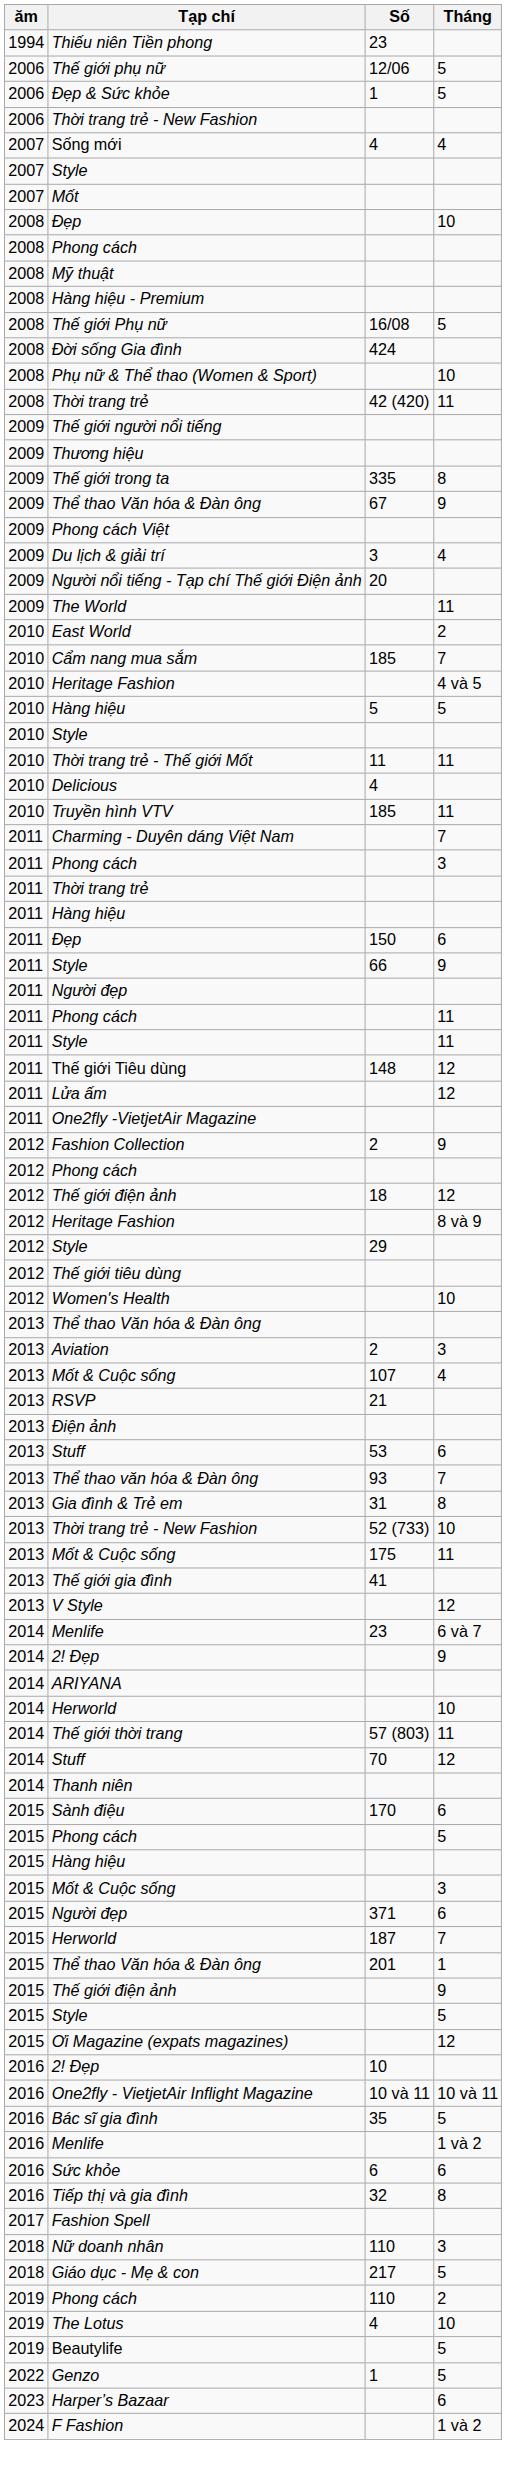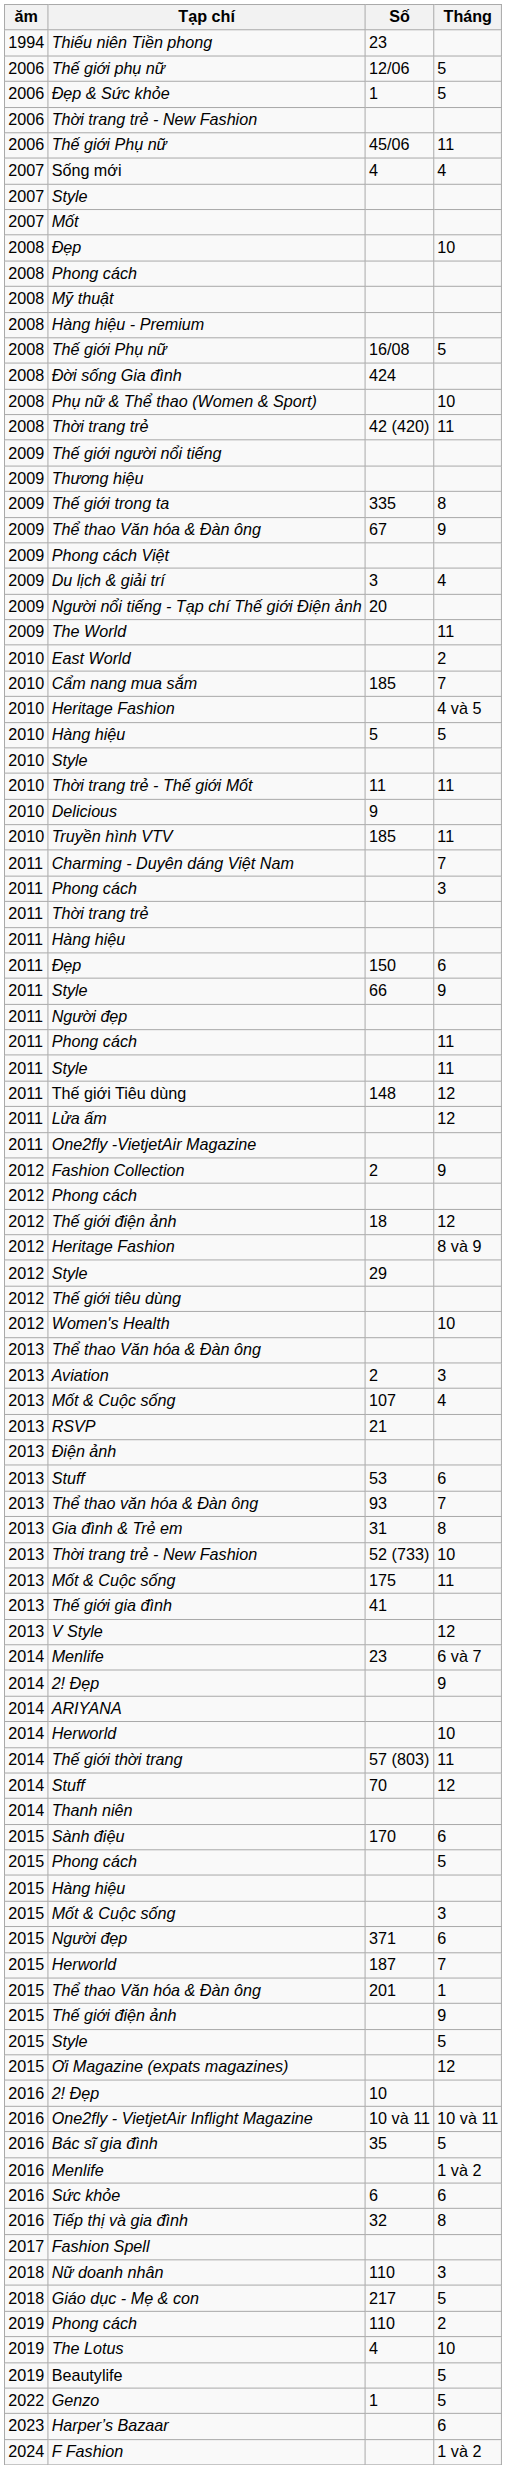+ row: (26, 145)
(374, 786) 4 -> (374, 811) 9
